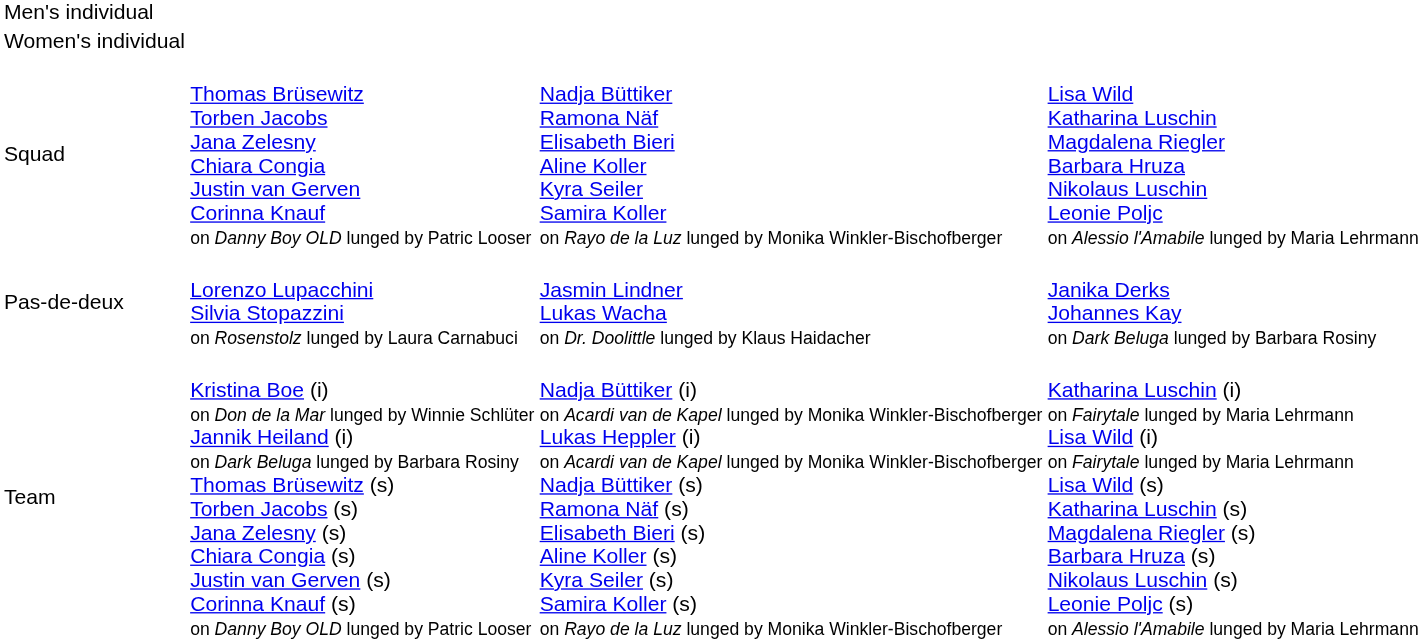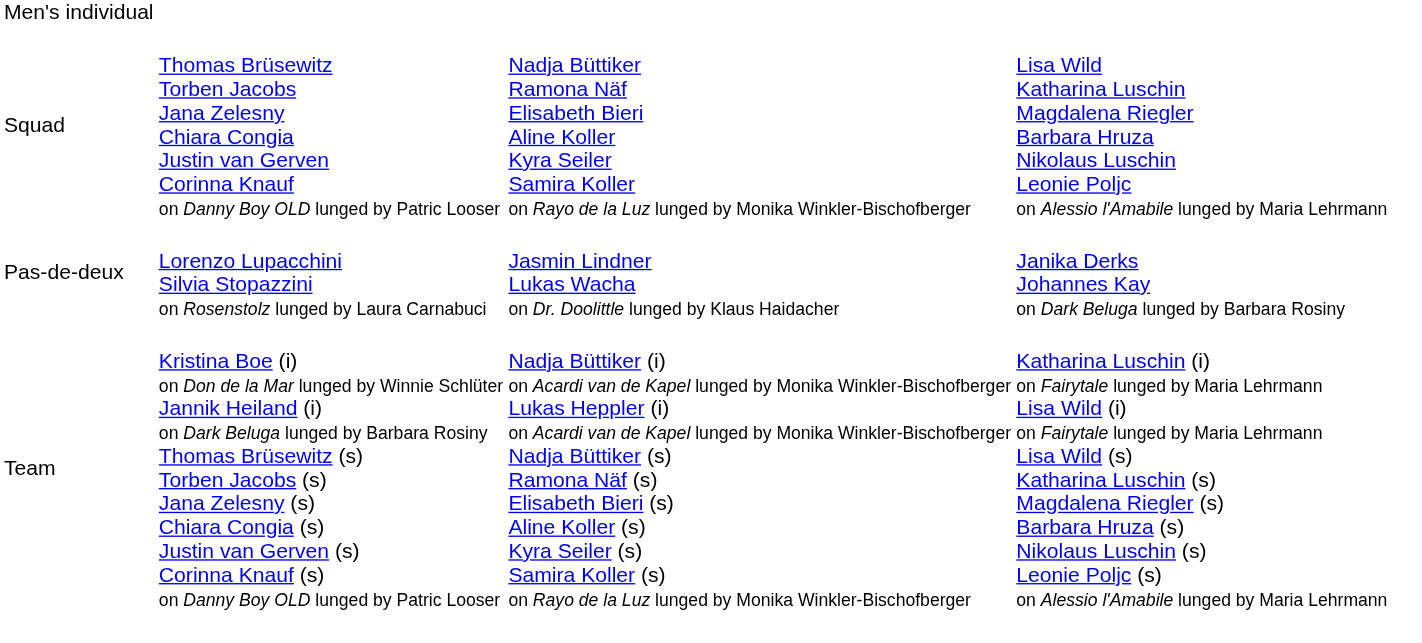- row: (94, 41)
